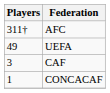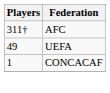- row: (55, 63)
